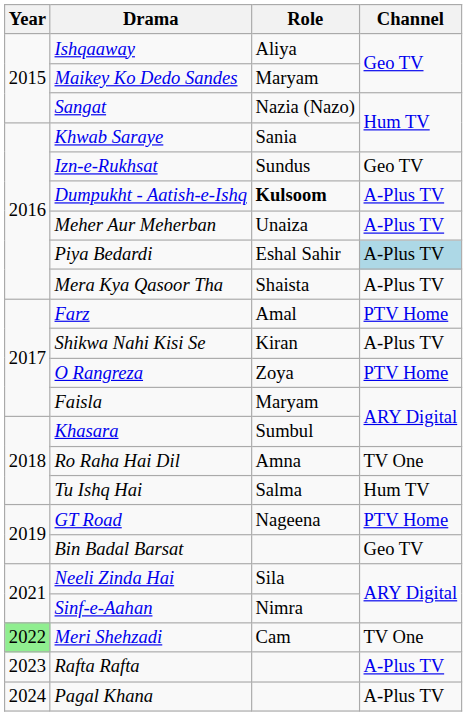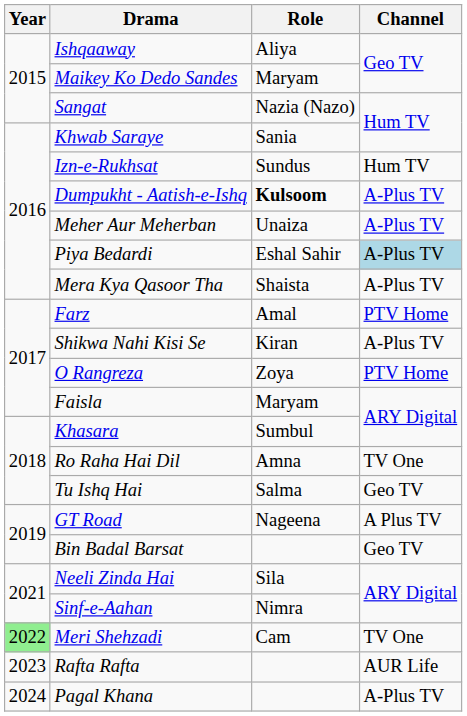(394, 166) Geo TV -> (397, 166) Hum TV
(397, 490) Hum TV -> (394, 490) Geo TV
(406, 519) PTV Home -> (403, 519) A Plus TV
(404, 666) A-Plus TV -> (401, 666) AUR Life
